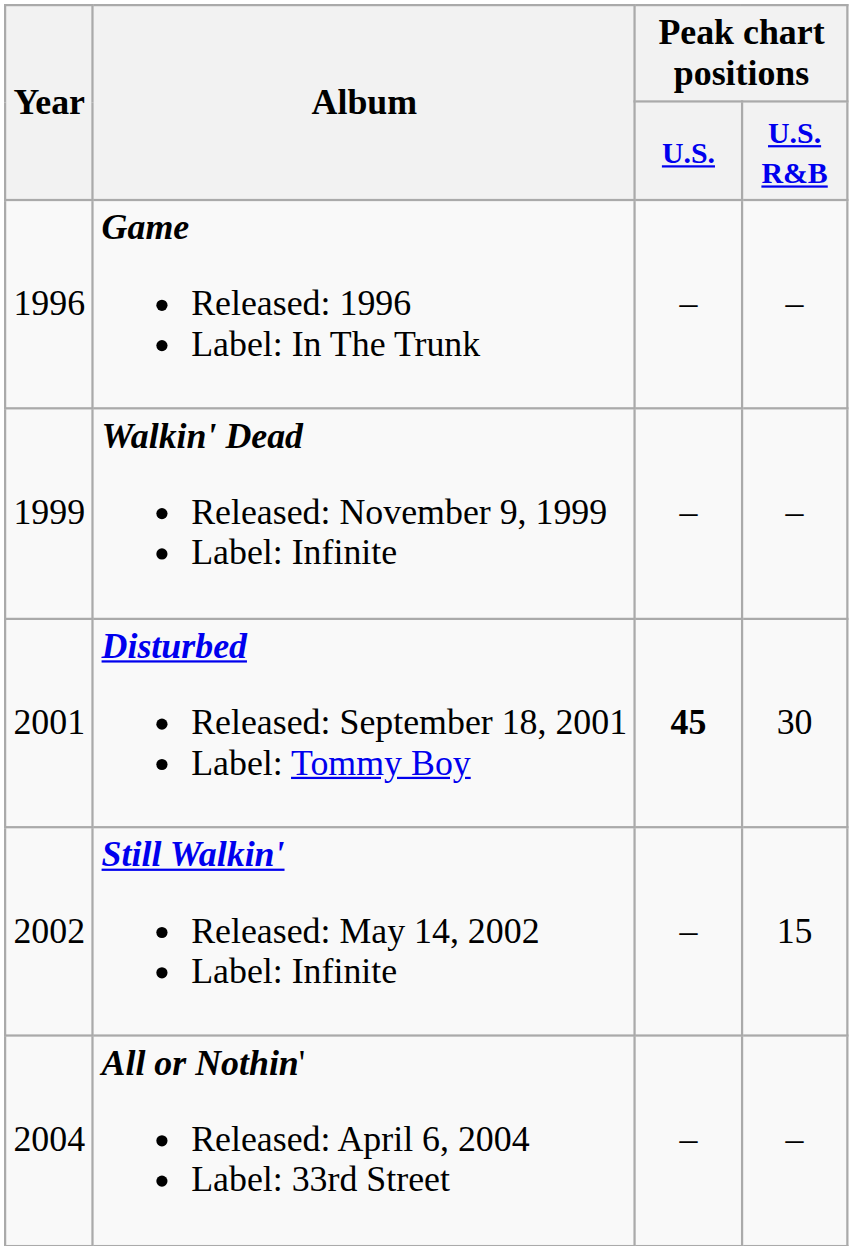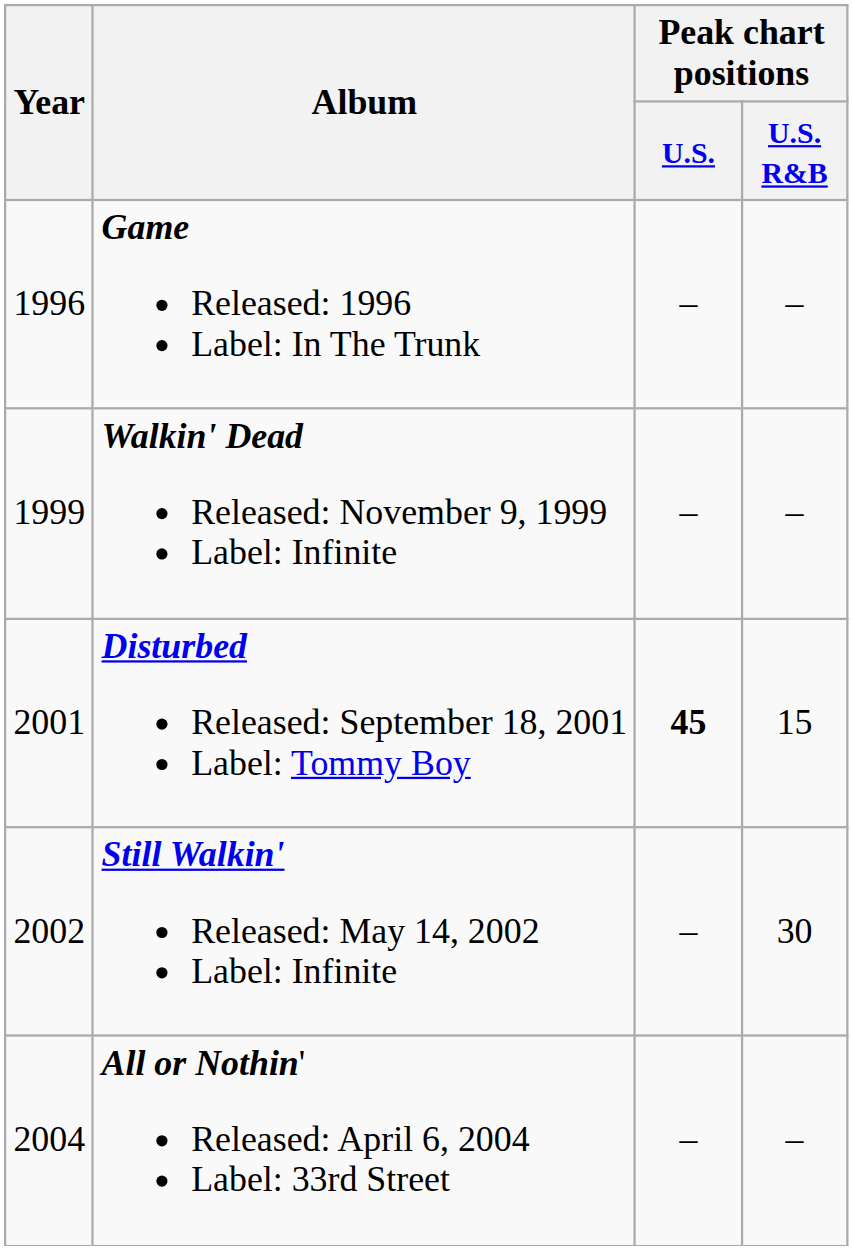(795, 721) 30 -> (795, 721) 15
(795, 930) 15 -> (795, 930) 30
